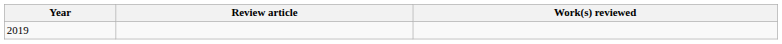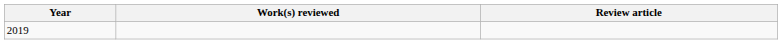columns swapped: (264, 13) <-> (595, 13)
